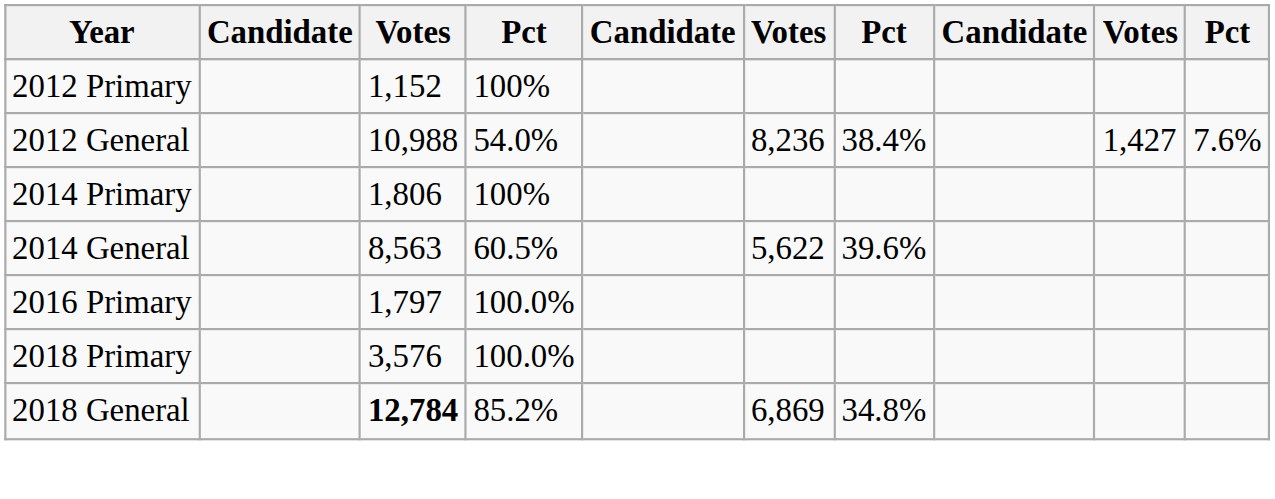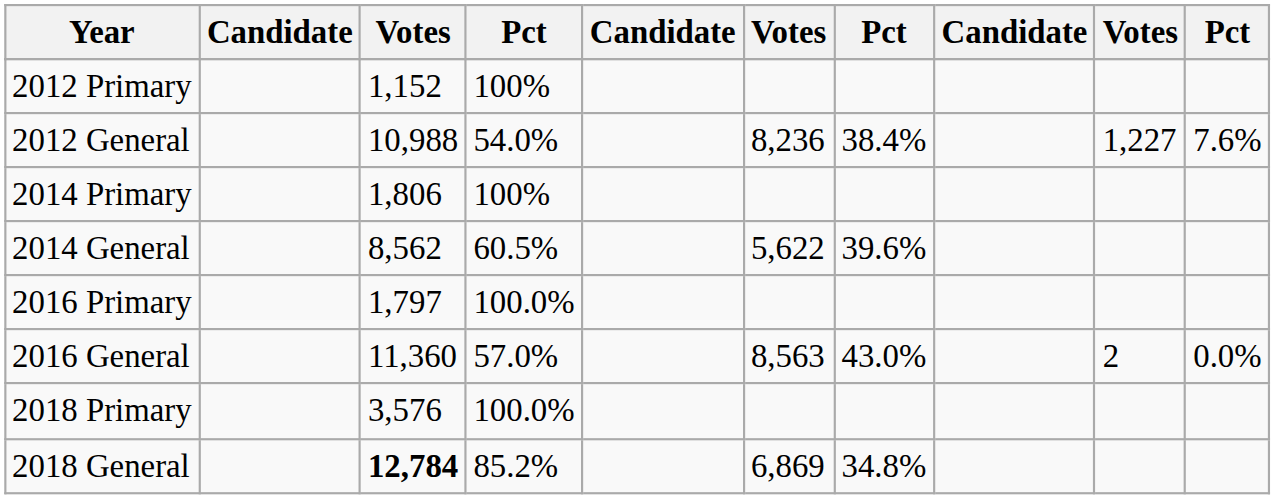(1140, 139) 1,427 -> (1140, 139) 1,227
(405, 248) 8,563 -> (405, 248) 8,562
+ row: (101, 356)
